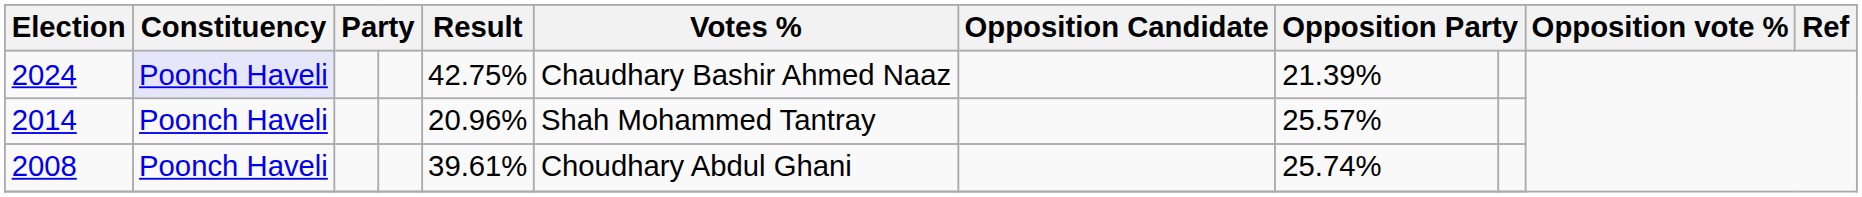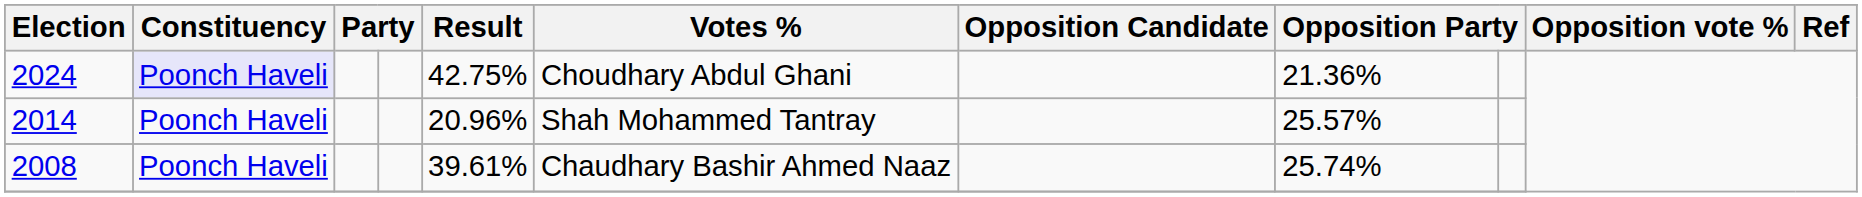(746, 74) Chaudhary Bashir Ahmed Naaz -> (696, 74) Choudhary Abdul Ghani
(1332, 74) 21.39% -> (1332, 74) 21.36%
(696, 167) Choudhary Abdul Ghani -> (746, 167) Chaudhary Bashir Ahmed Naaz
